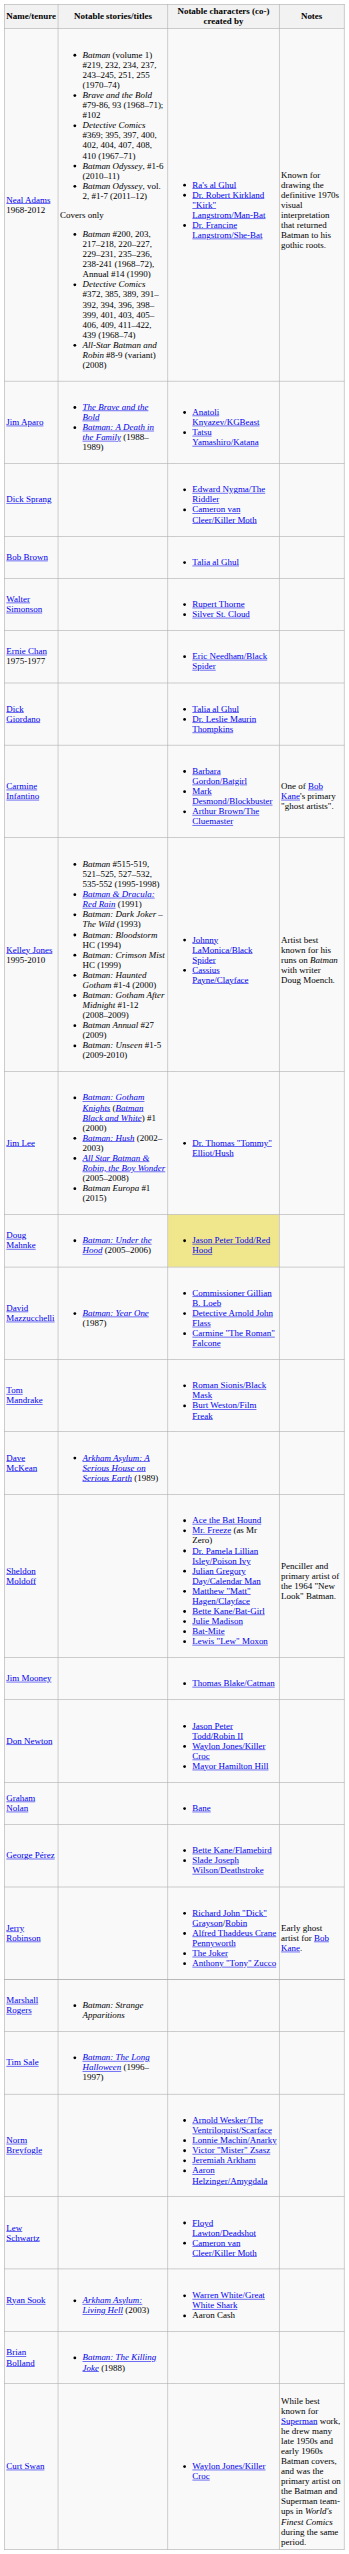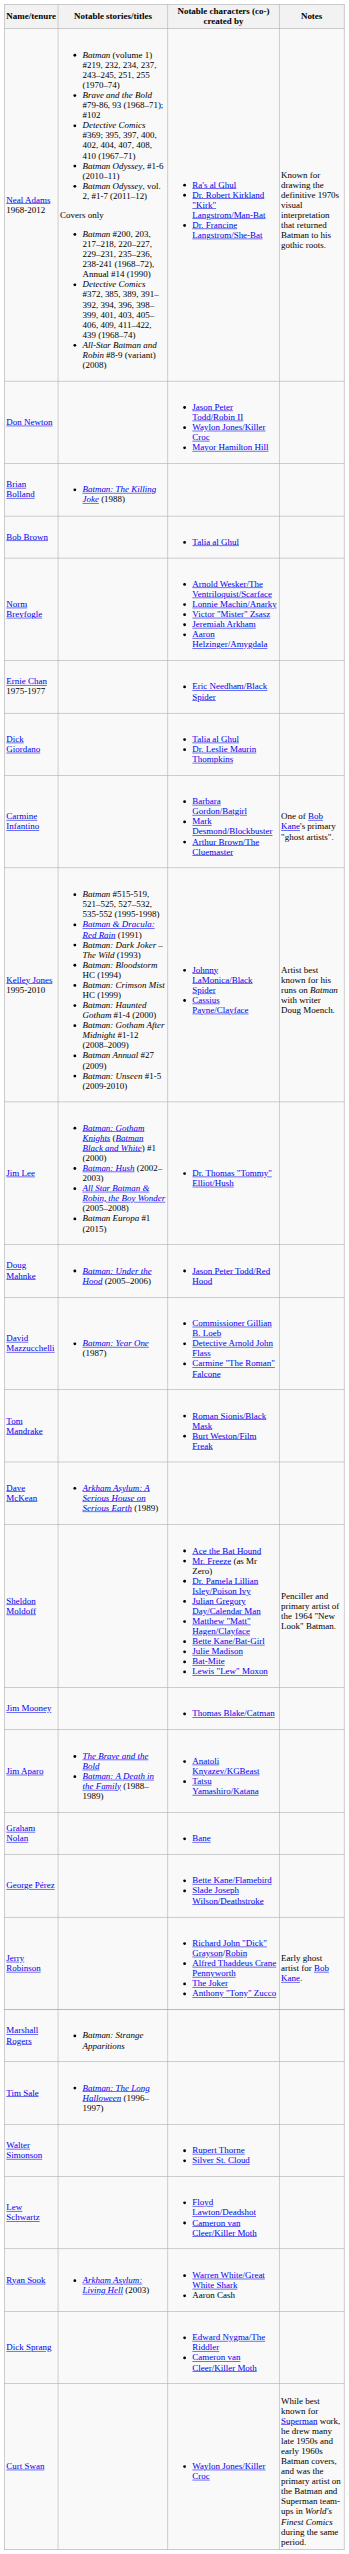rows swapped: (25, 422) <-> (29, 1741)
rows swapped: (21, 2357) <-> (29, 499)
rows swapped: (24, 2145) <-> (24, 604)
(223, 1246) khaki background -> (223, 1276) no background
